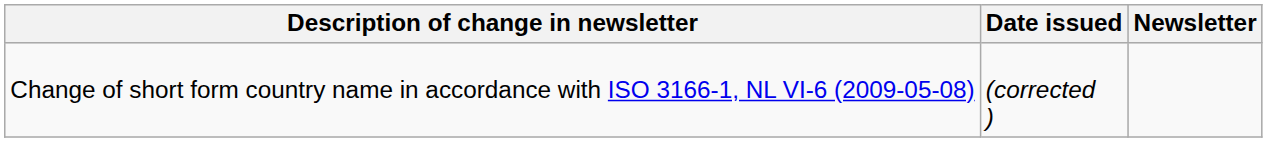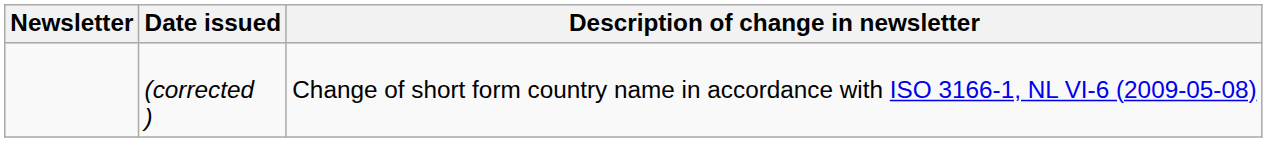columns swapped: (1195, 23) <-> (493, 23)
